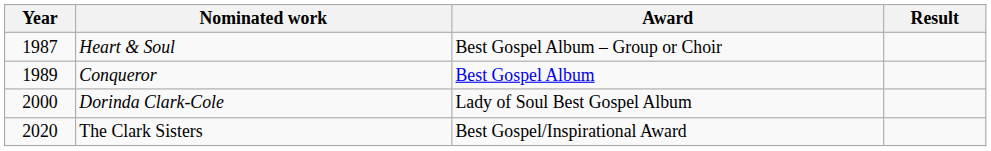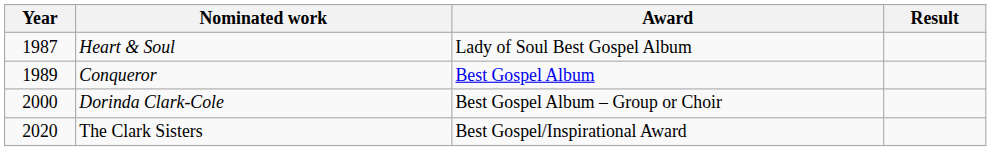(589, 46) Best Gospel Album – Group or Choir -> (574, 46) Lady of Soul Best Gospel Album
(574, 103) Lady of Soul Best Gospel Album -> (589, 103) Best Gospel Album – Group or Choir
